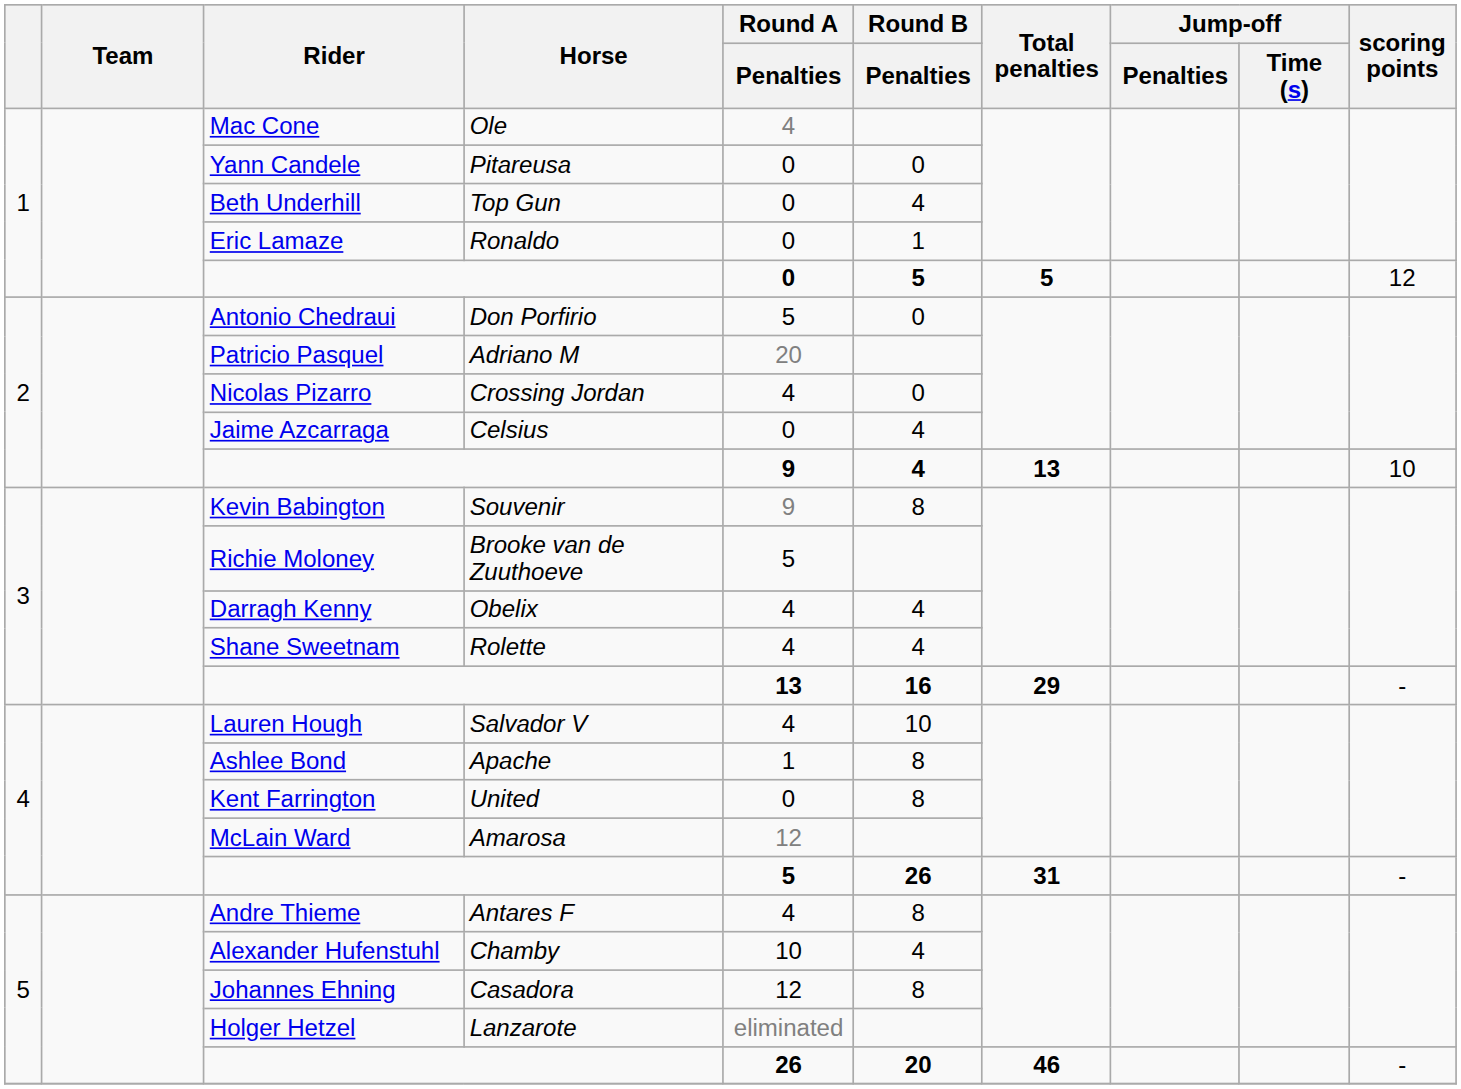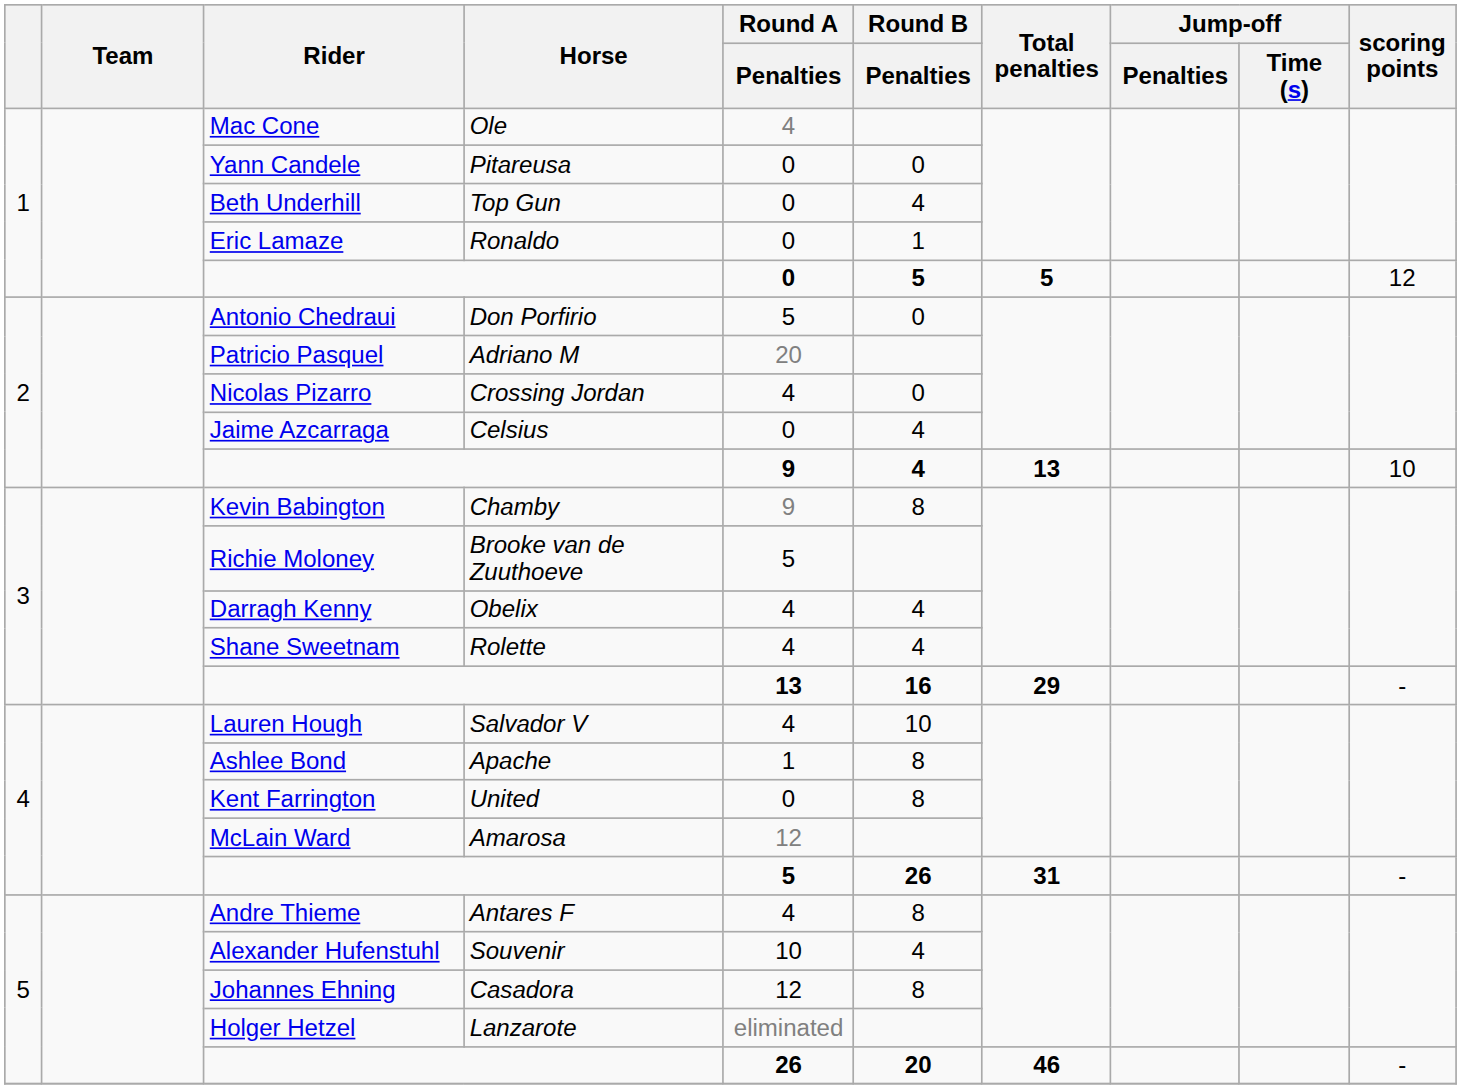(517, 507) Souvenir -> (514, 507) Chamby
(514, 951) Chamby -> (517, 951) Souvenir
